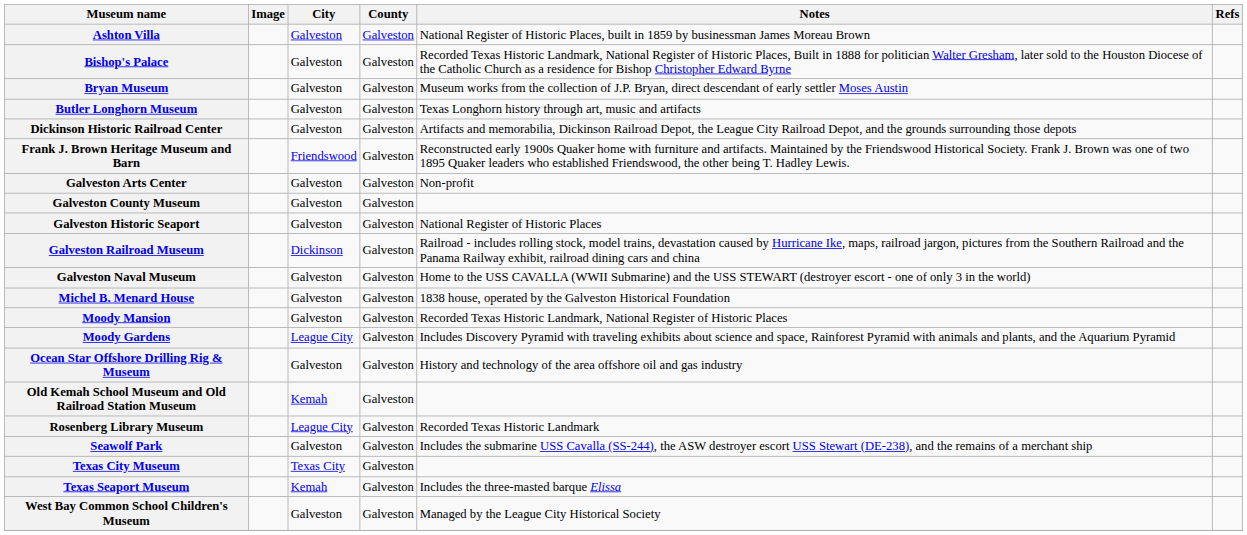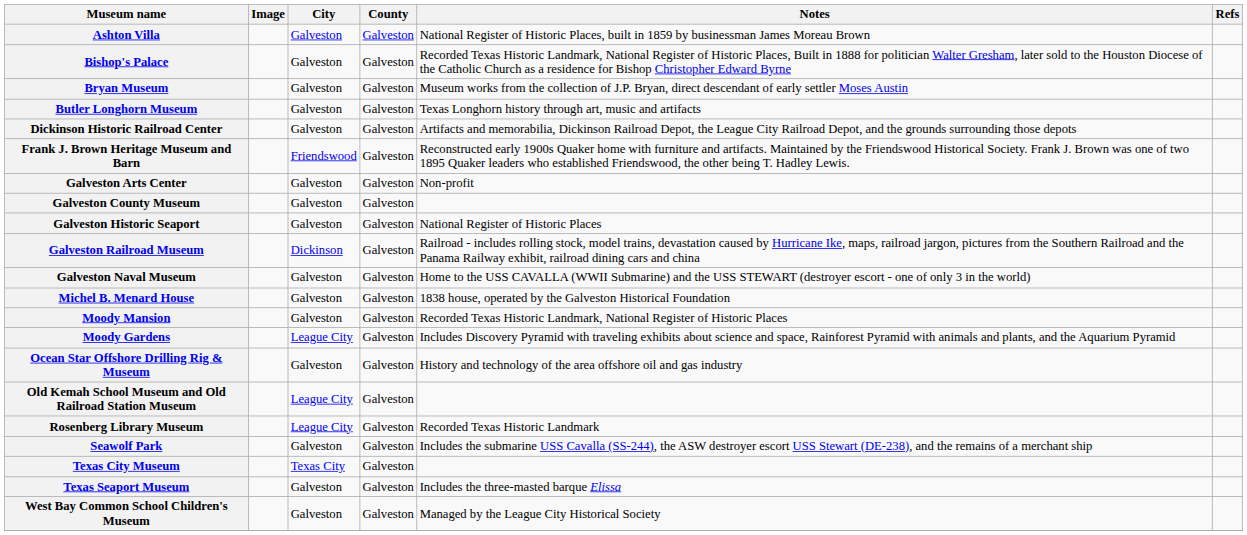(309, 399) Kemah -> (322, 399) League City
(309, 486) Kemah -> (316, 486) Galveston
